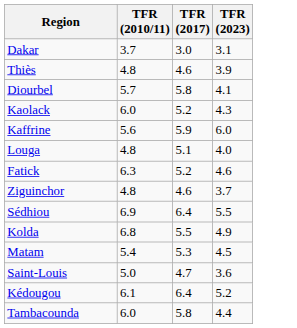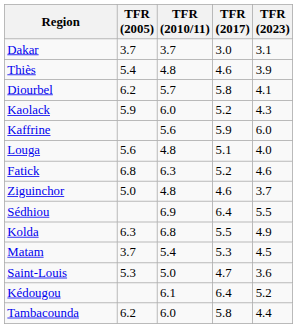+ column: (137, 21)
